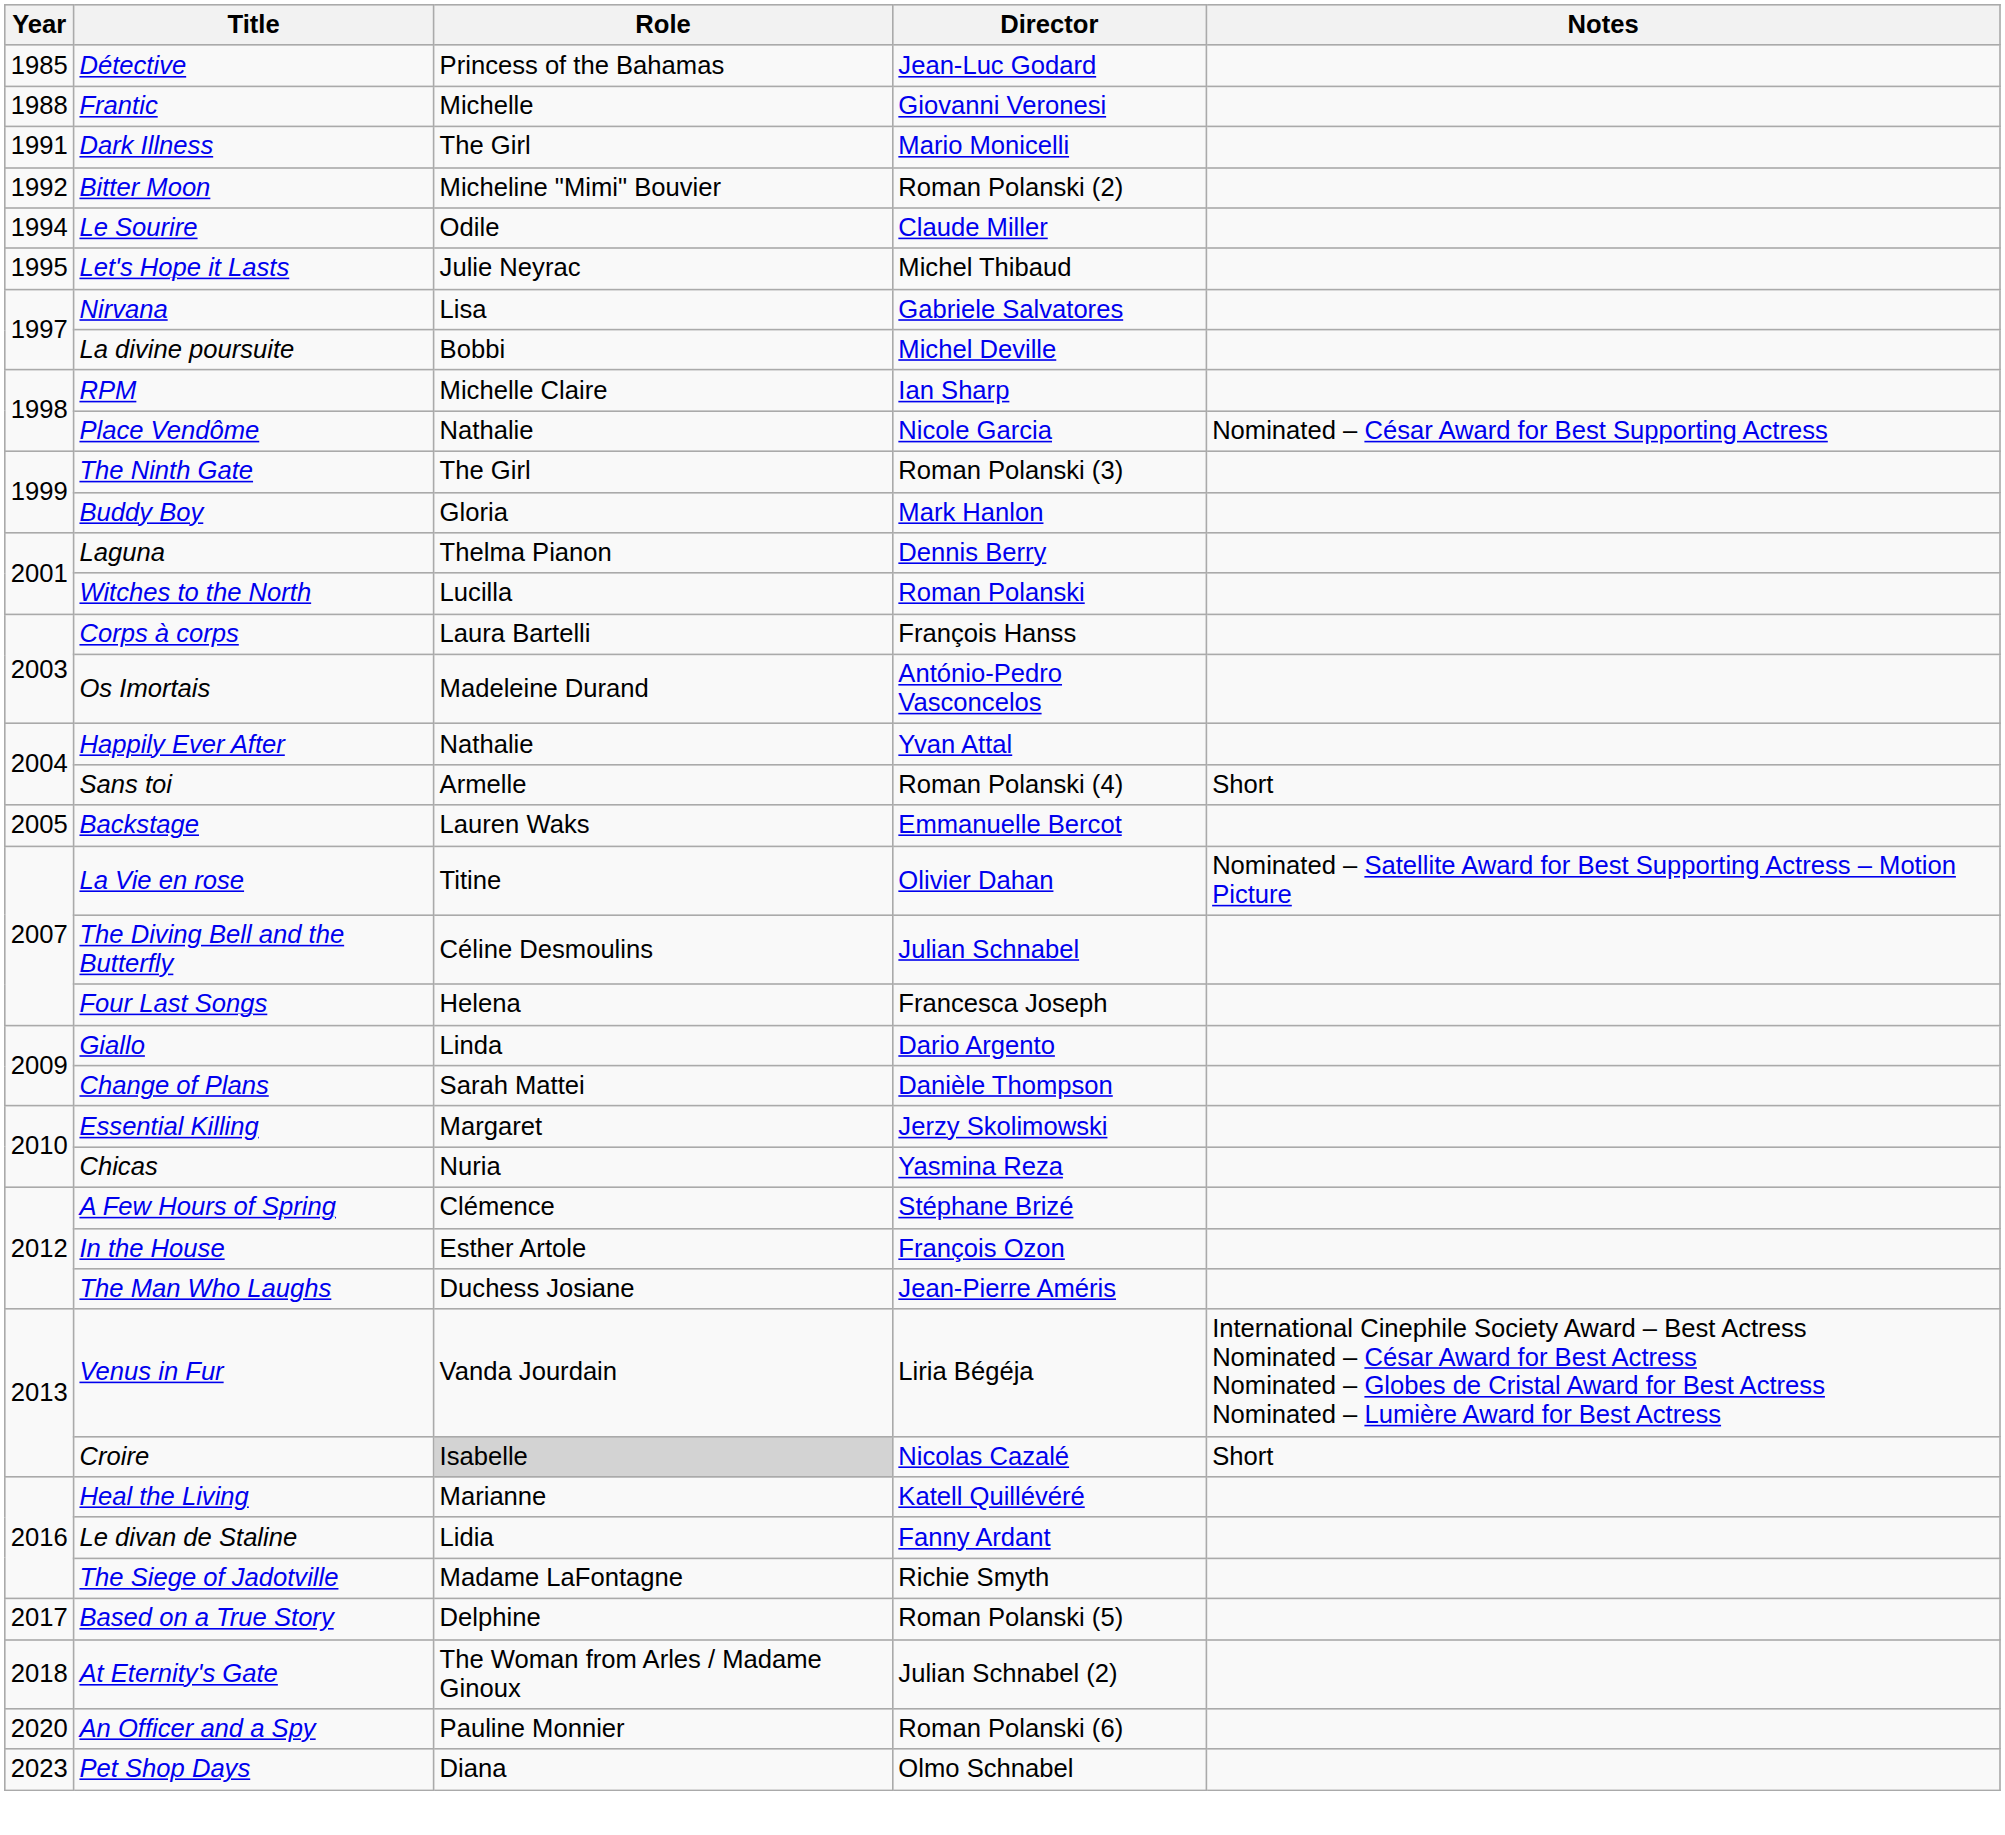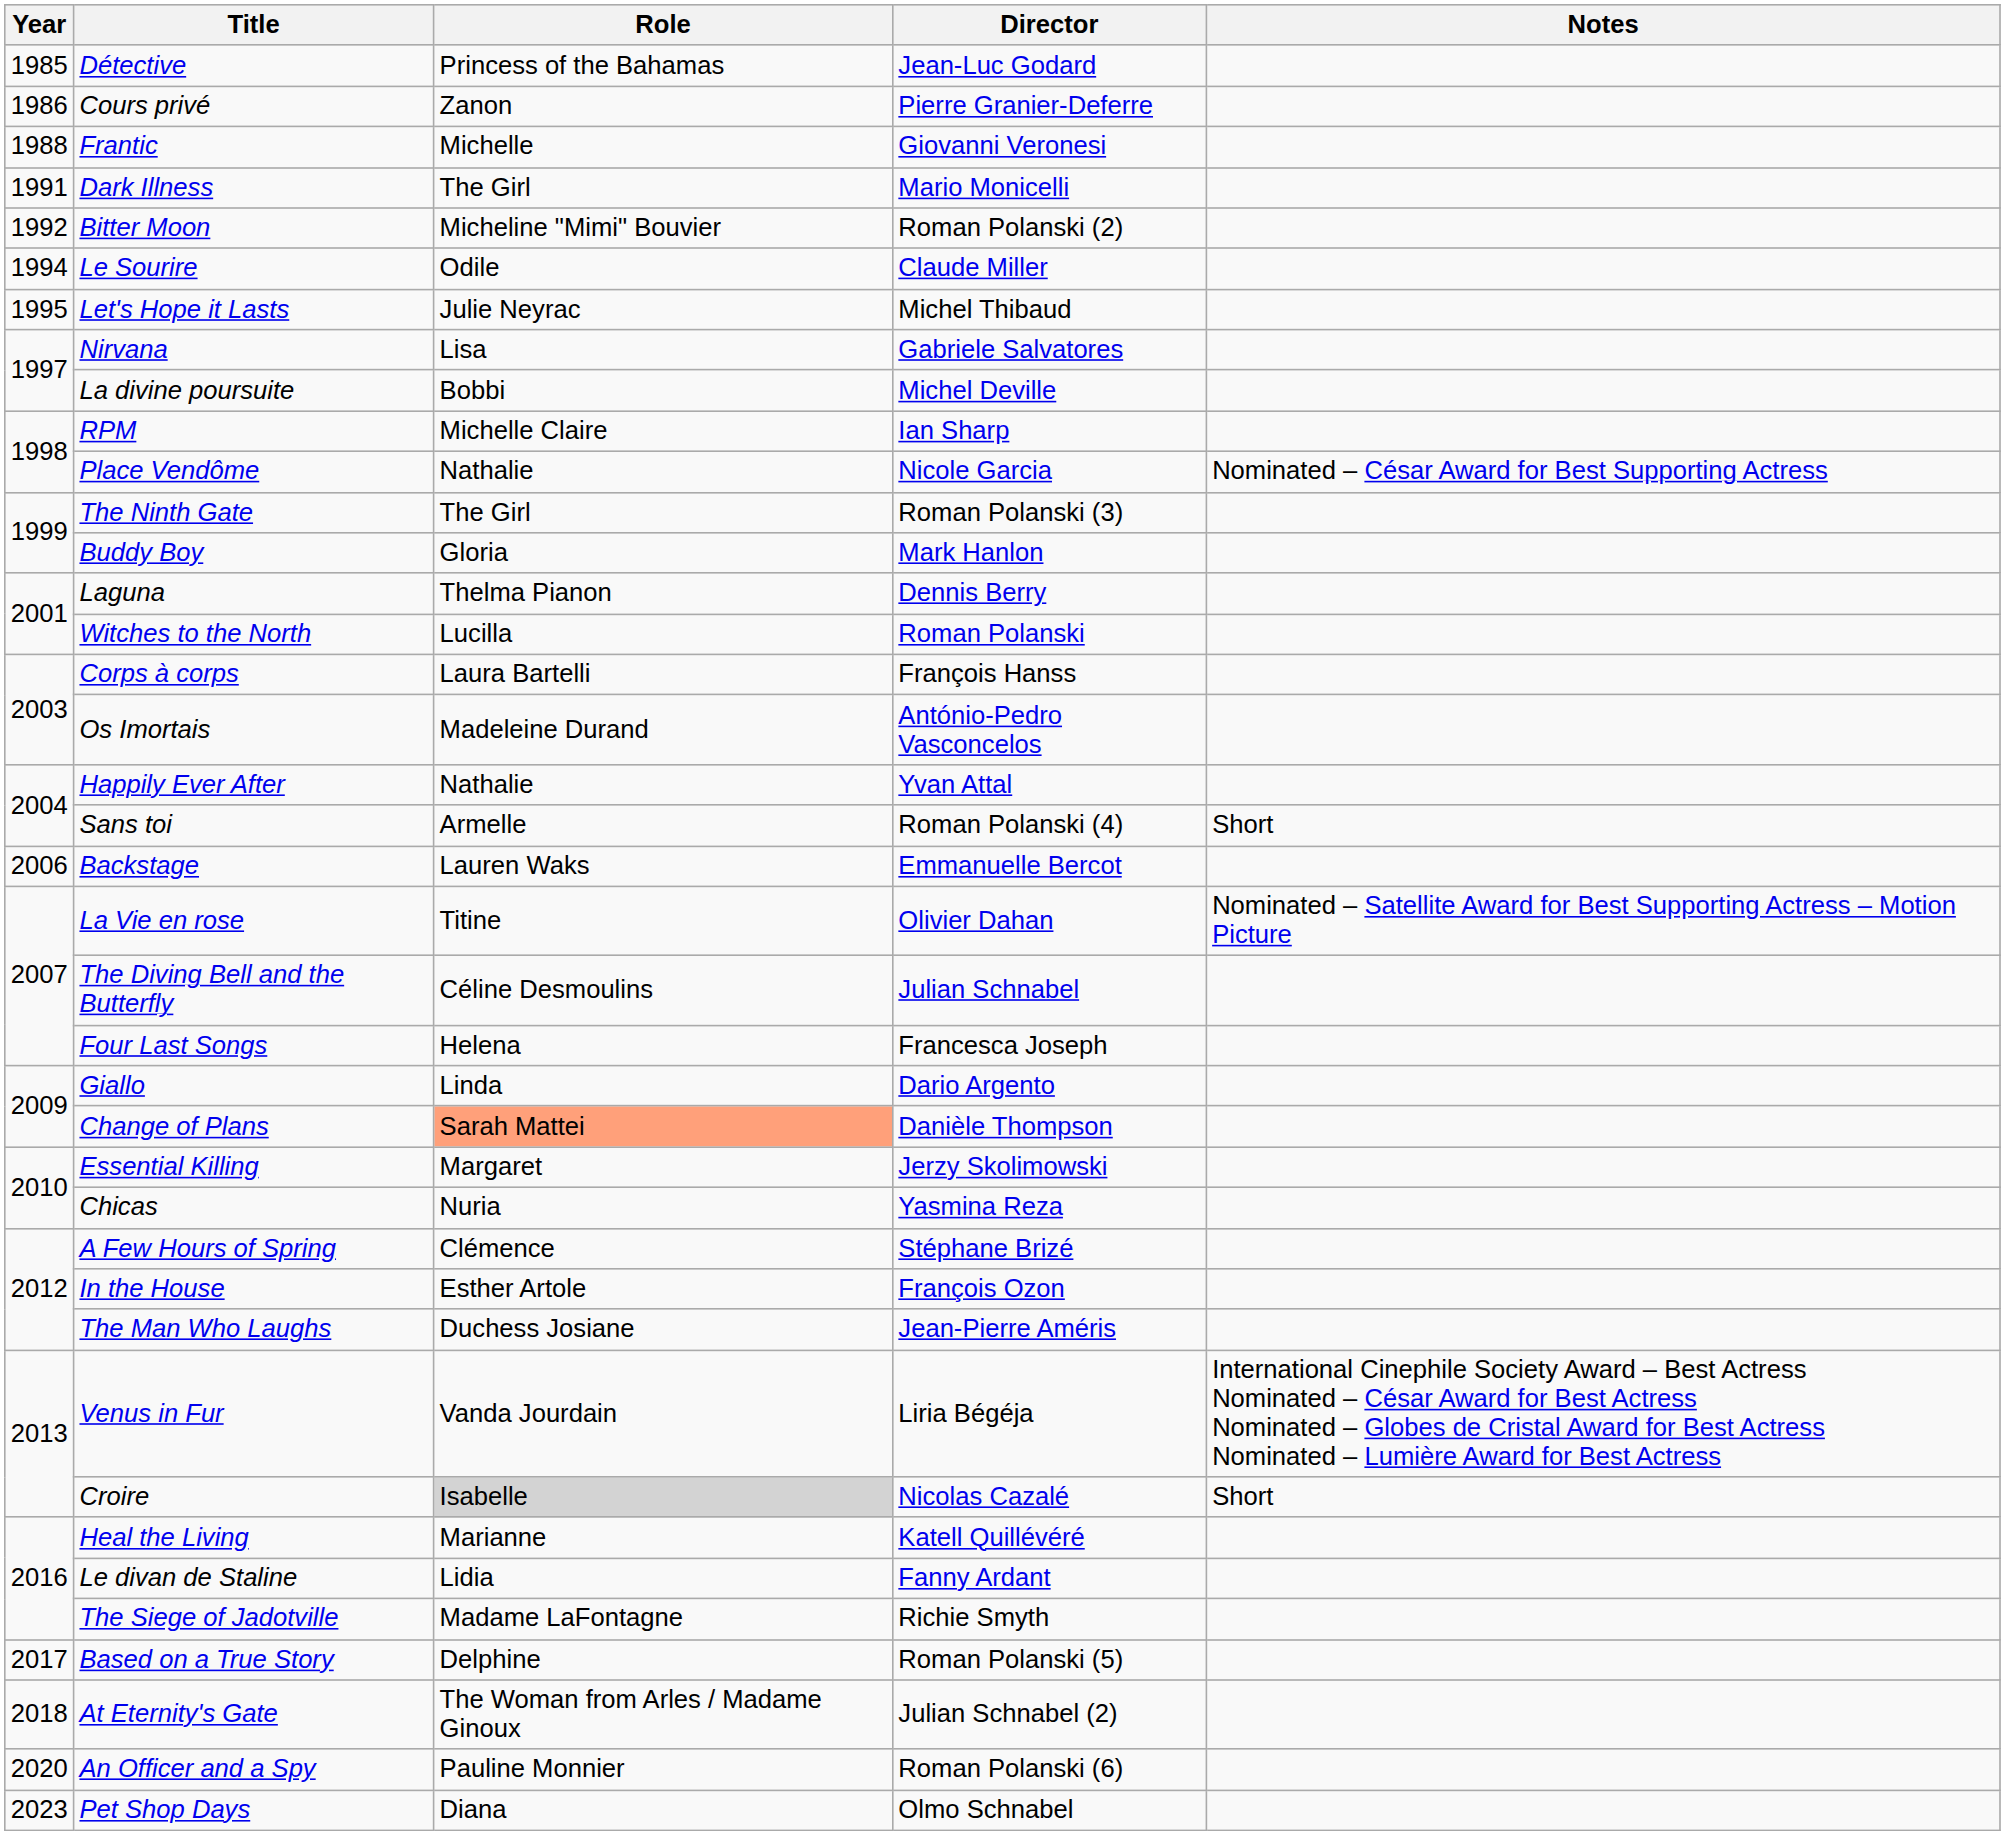+ row: (145, 106)
(39, 825) 2005 -> (39, 865) 2006
(512, 1085) no background -> (512, 1126) lightsalmon background
